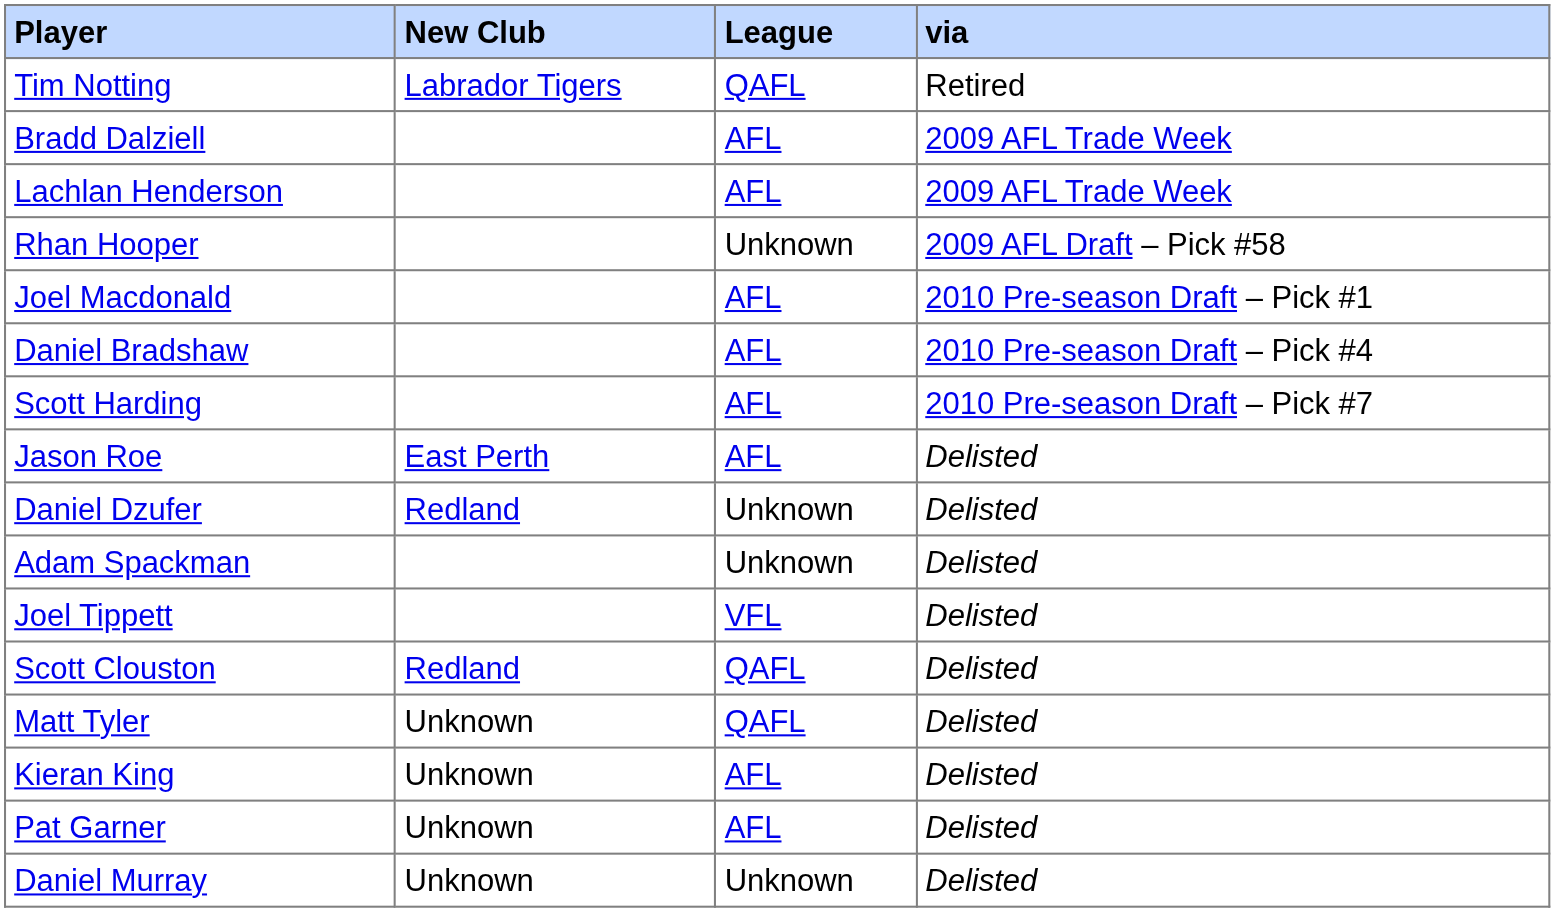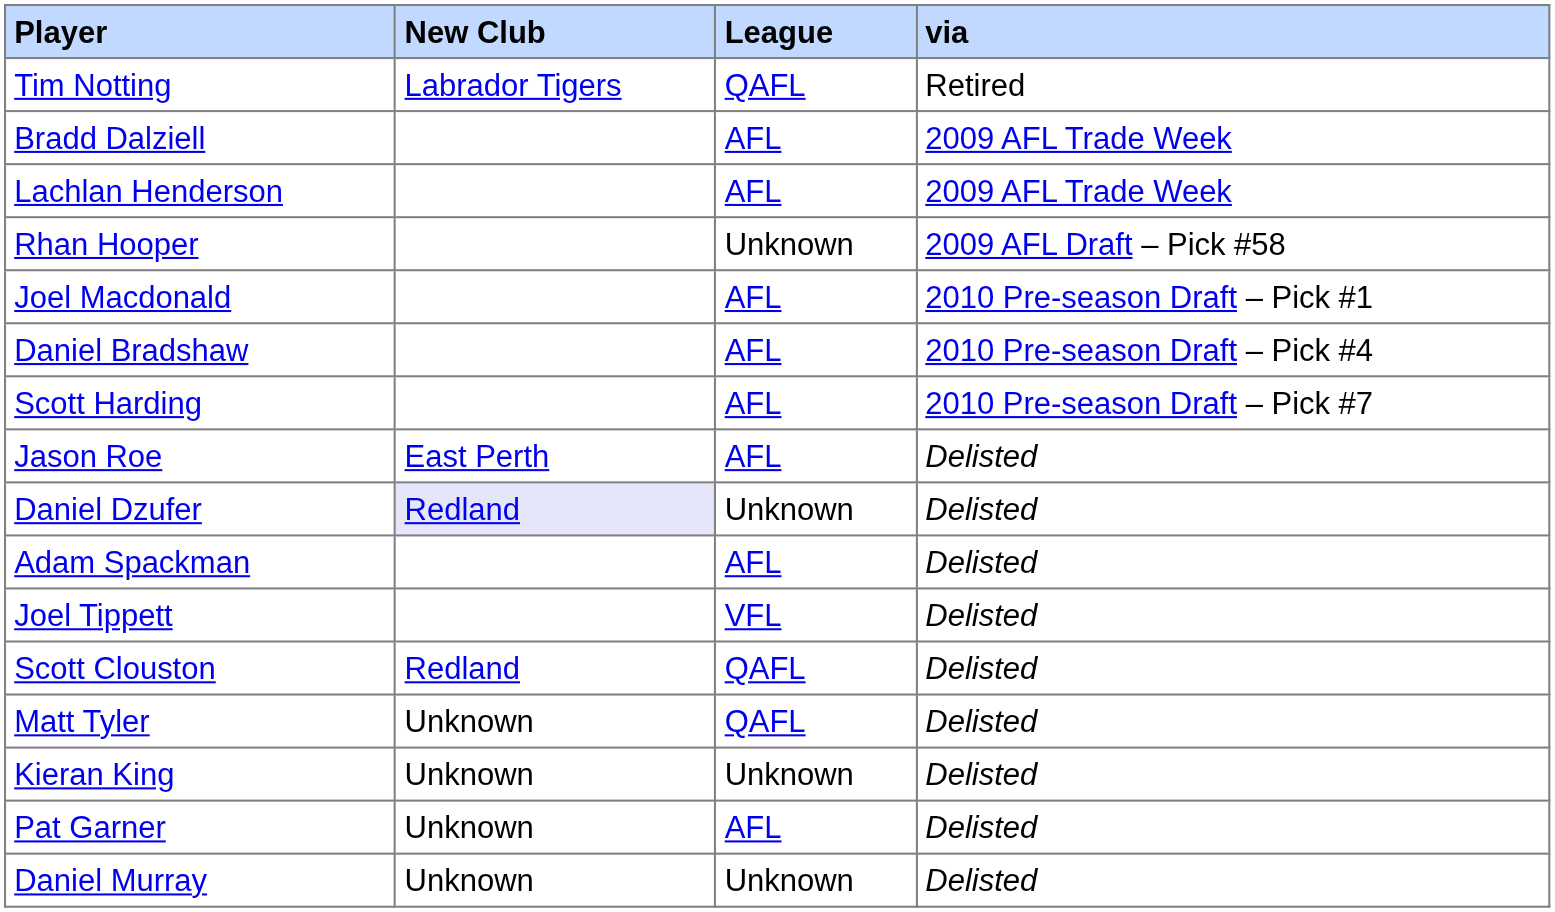(462, 509) no background -> (462, 509) lavender background
(789, 562) Unknown -> (753, 562) AFL
(753, 774) AFL -> (789, 774) Unknown
